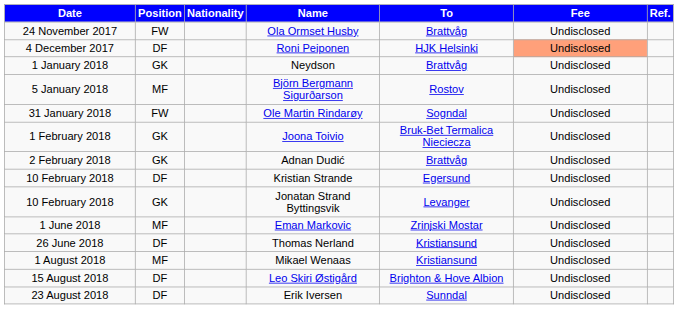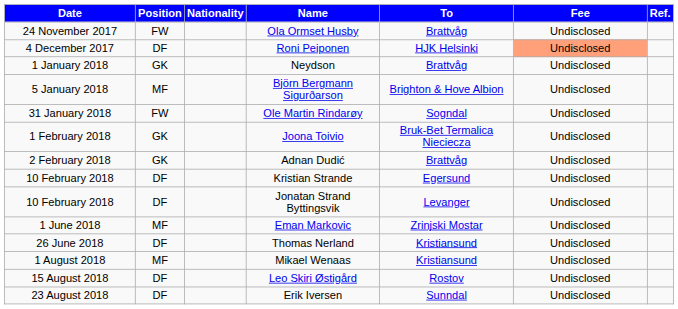(447, 90) Rostov -> (447, 90) Brighton & Hove Albion
(160, 202) GK -> (160, 202) DF
(447, 278) Brighton & Hove Albion -> (447, 278) Rostov
